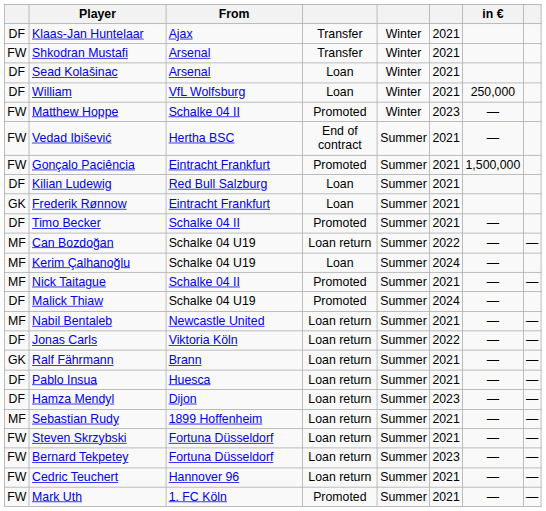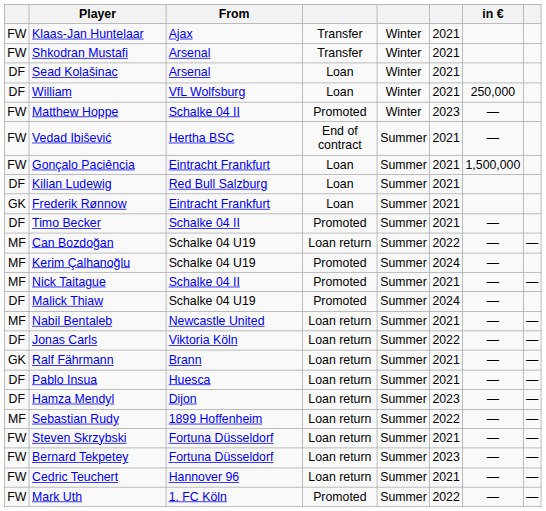(17, 33) DF -> (17, 33) FW
(340, 164) Promoted -> (340, 164) Loan
(340, 262) Loan -> (340, 262) Promoted
(446, 418) 2021 -> (446, 418) 2022
(446, 497) 2021 -> (446, 497) 2022
